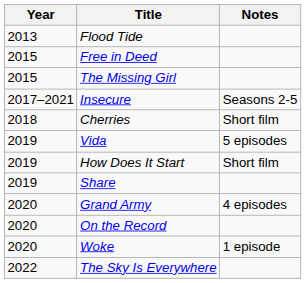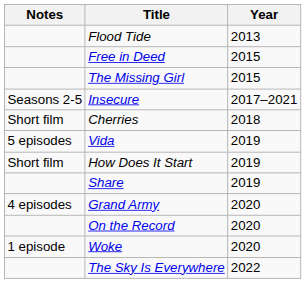columns swapped: (41, 15) <-> (260, 15)
